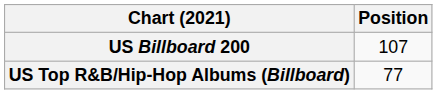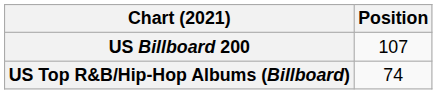(393, 74) 77 -> (393, 74) 74
